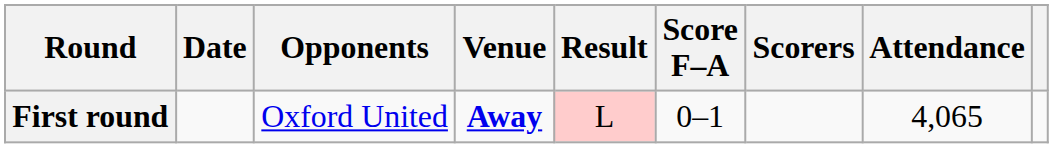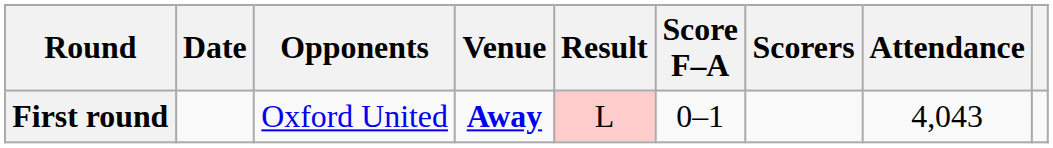(947, 116) 4,065 -> (947, 116) 4,043
